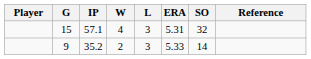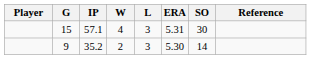(202, 29) 32 -> (202, 29) 30
(175, 46) 5.33 -> (175, 46) 5.30
